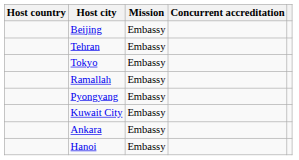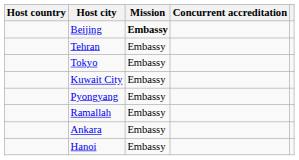(146, 29) normal -> (148, 29) bold
rows swapped: (97, 113) <-> (91, 79)
